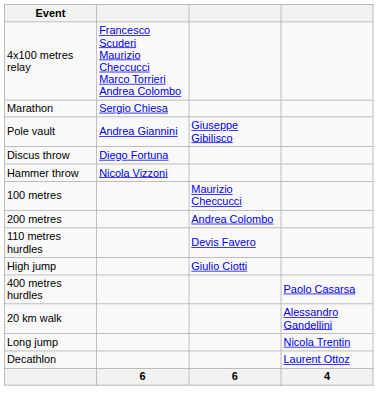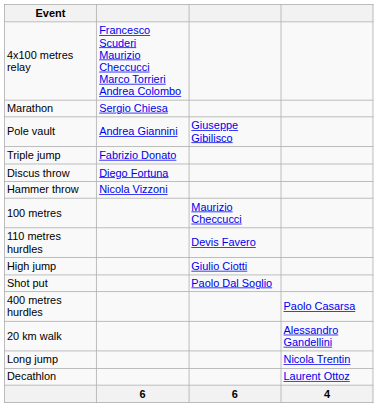+ row: (34, 156)
- row: (34, 220)
+ row: (27, 284)
